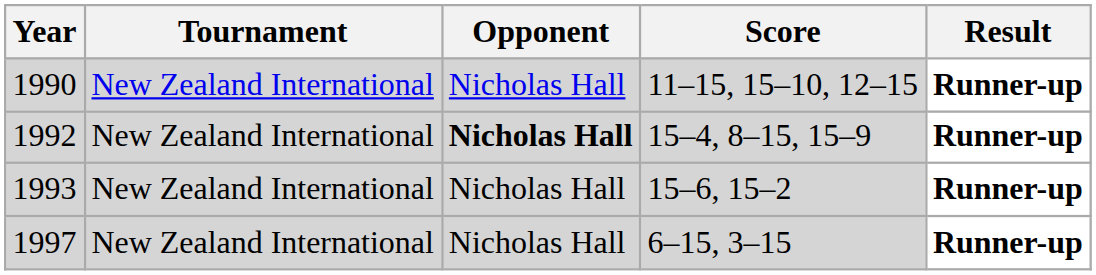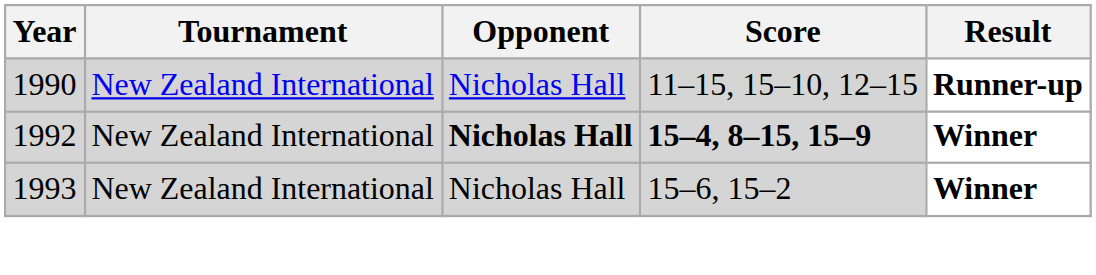(759, 136) normal -> (759, 136) bold
(1008, 136) Runner-up -> (985, 136) Winner
(1008, 189) Runner-up -> (985, 189) Winner
- row: (45, 242)
